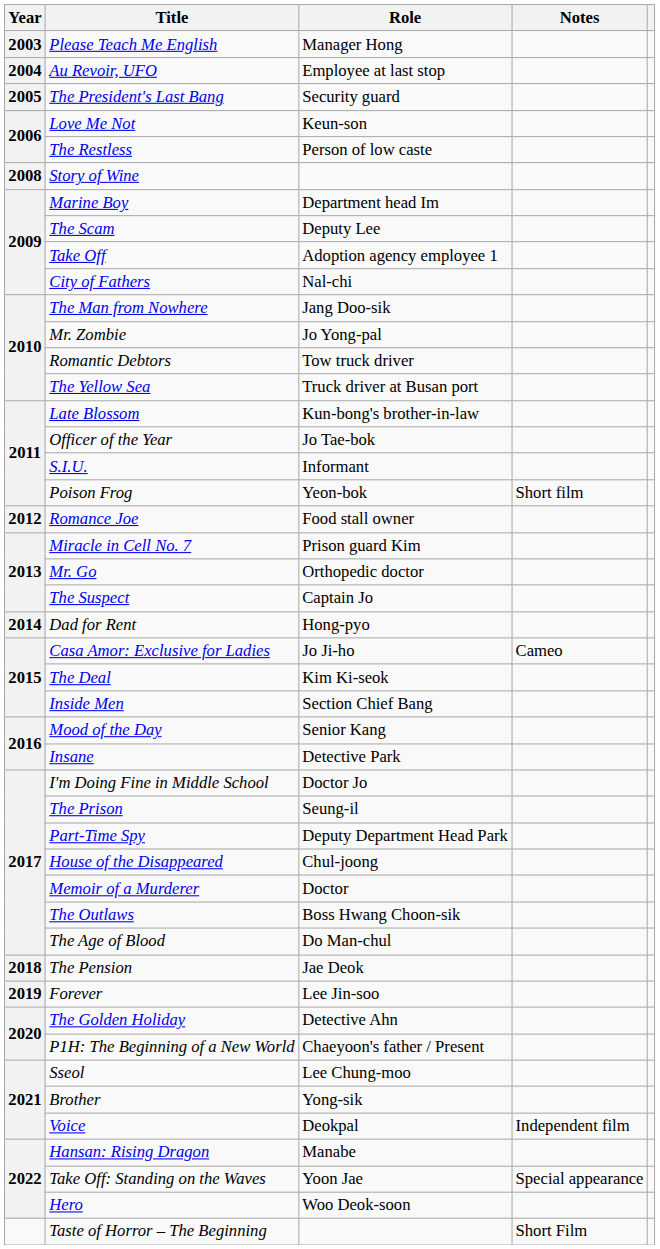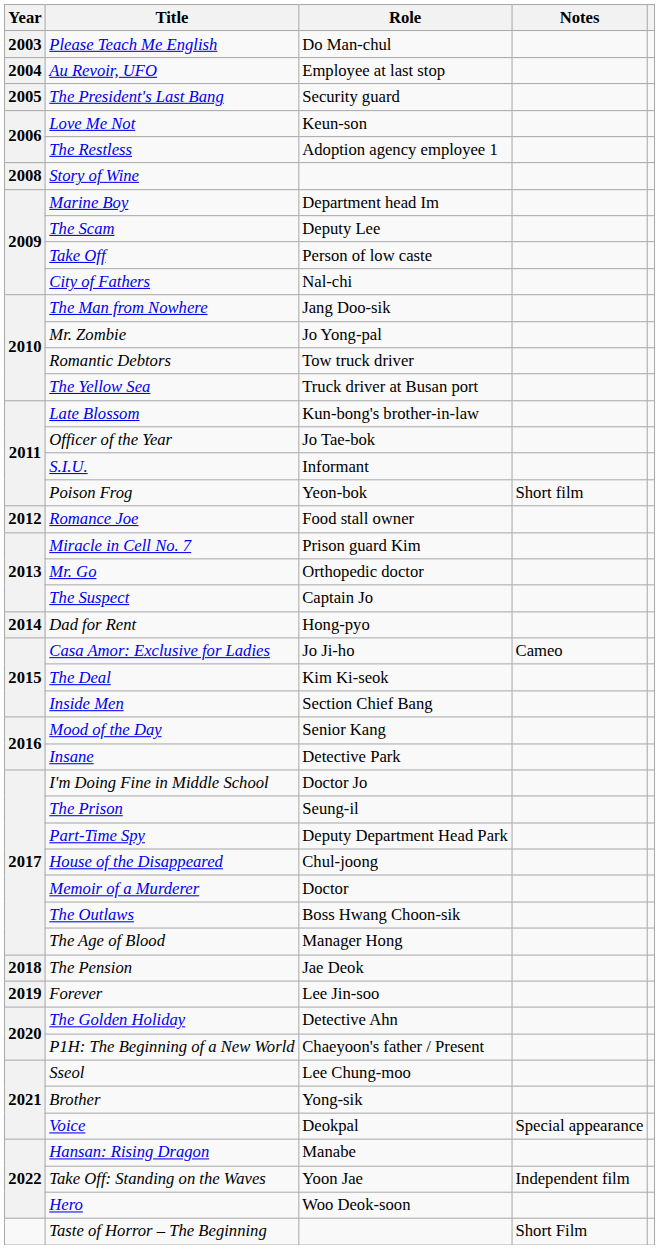(352, 44) Manager Hong -> (347, 44) Do Man-chul
(367, 149) Person of low caste -> (400, 149) Adoption agency employee 1
(400, 255) Adoption agency employee 1 -> (367, 255) Person of low caste
(347, 941) Do Man-chul -> (352, 941) Manager Hong
(573, 1126) Independent film -> (580, 1126) Special appearance
(580, 1178) Special appearance -> (573, 1178) Independent film
